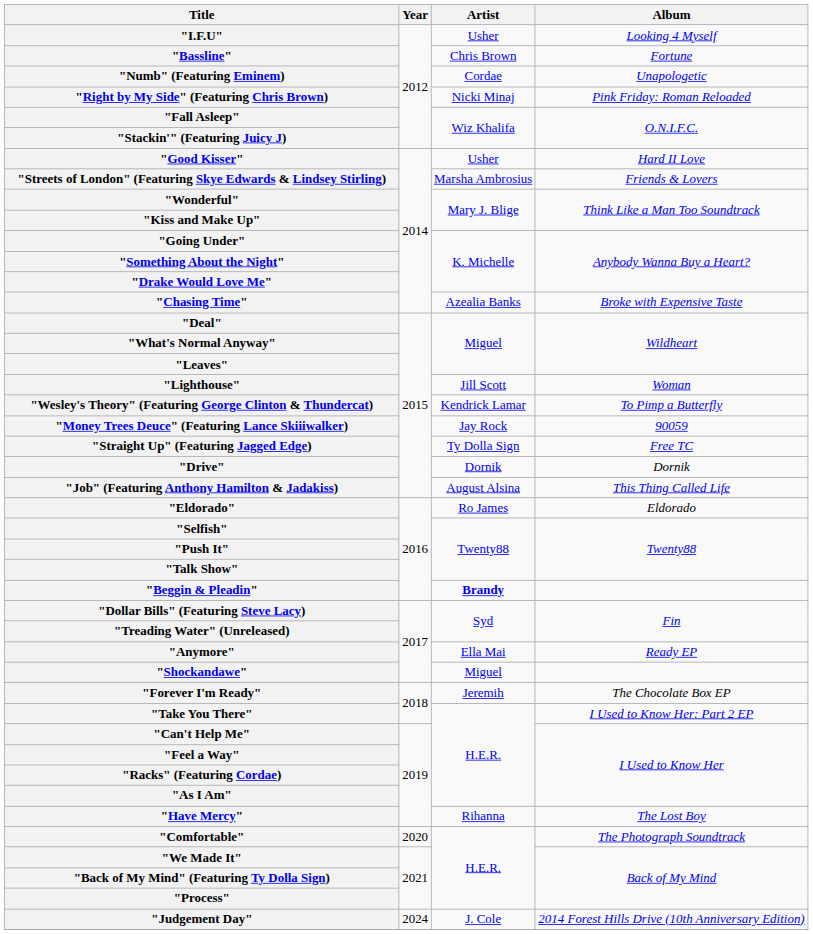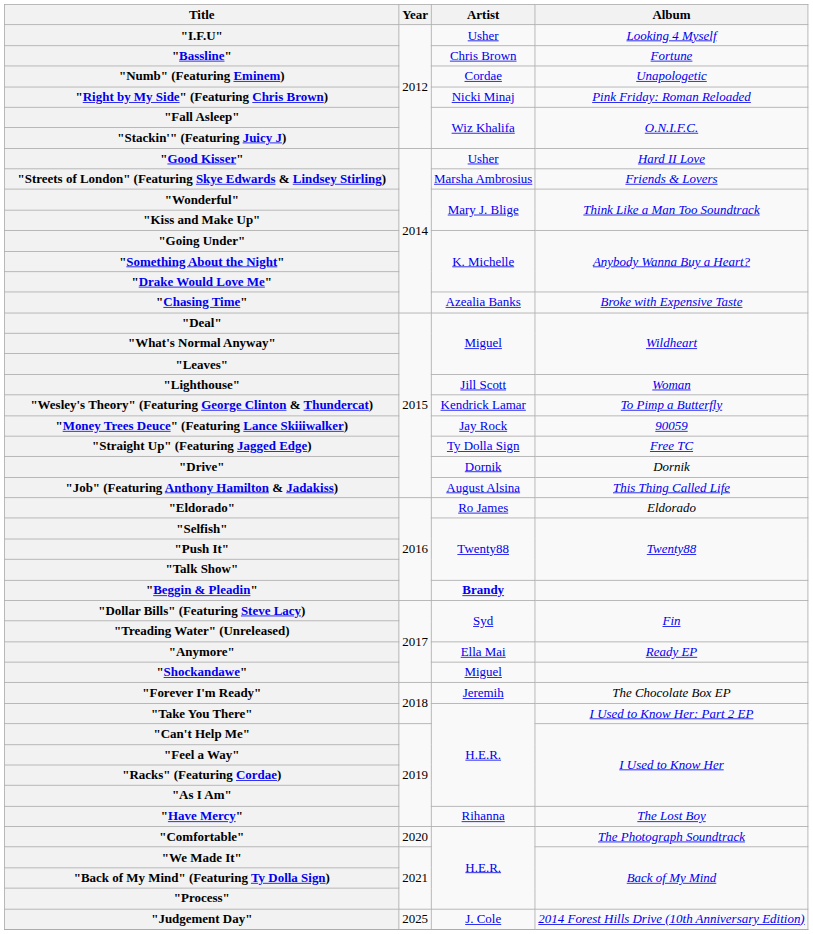(415, 919) 2024 -> (415, 919) 2025
